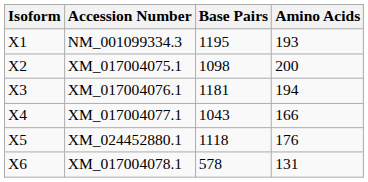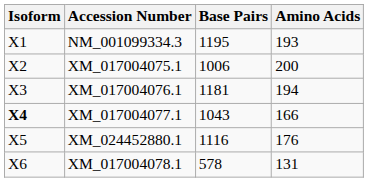(214, 66) 1098 -> (214, 66) 1006
(18, 115) normal -> (18, 115) bold
(214, 139) 1118 -> (214, 139) 1116
